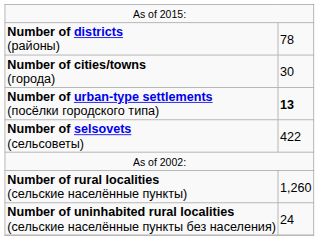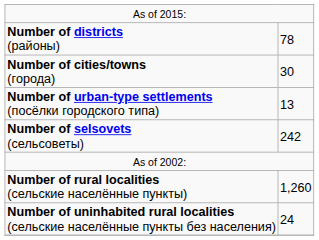(287, 104) bold -> (287, 104) normal
(291, 136) 422 -> (291, 136) 242
